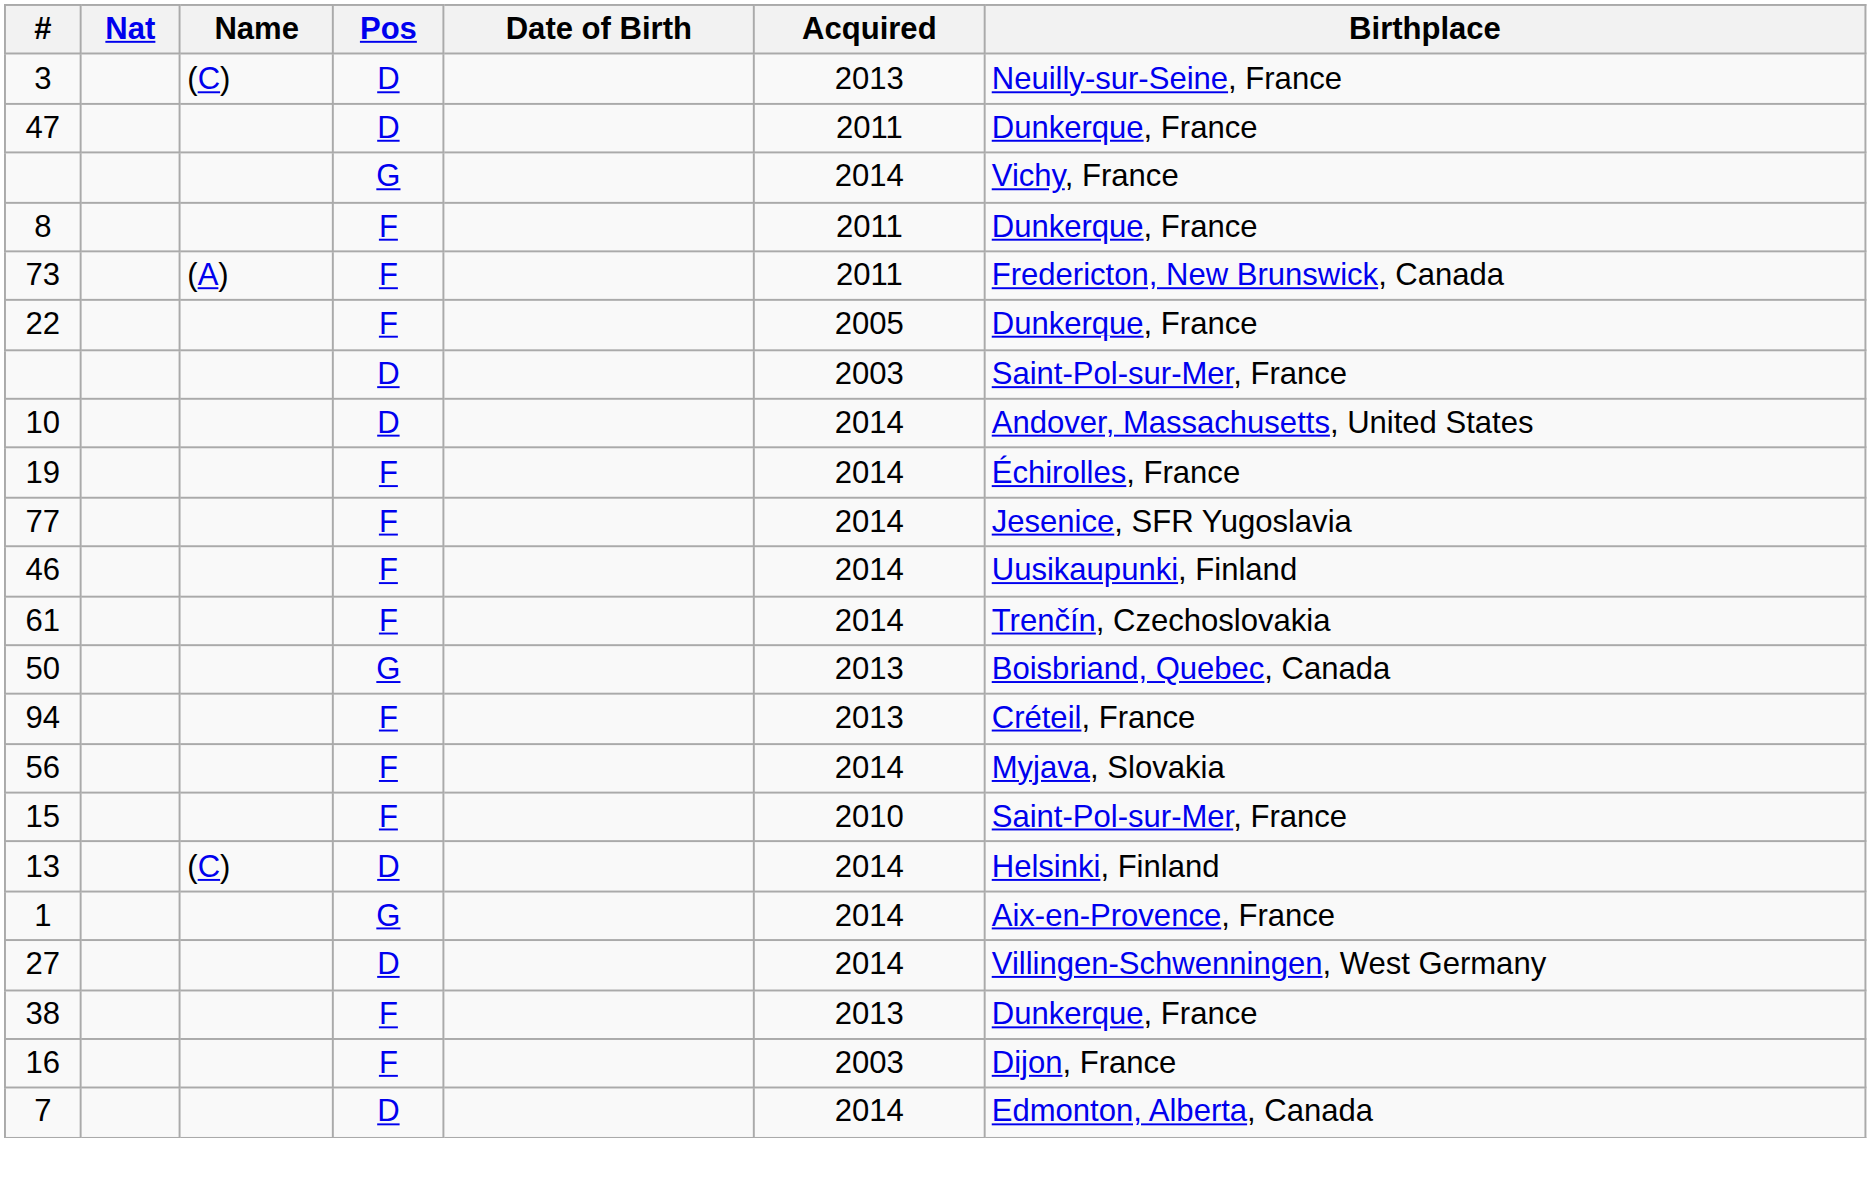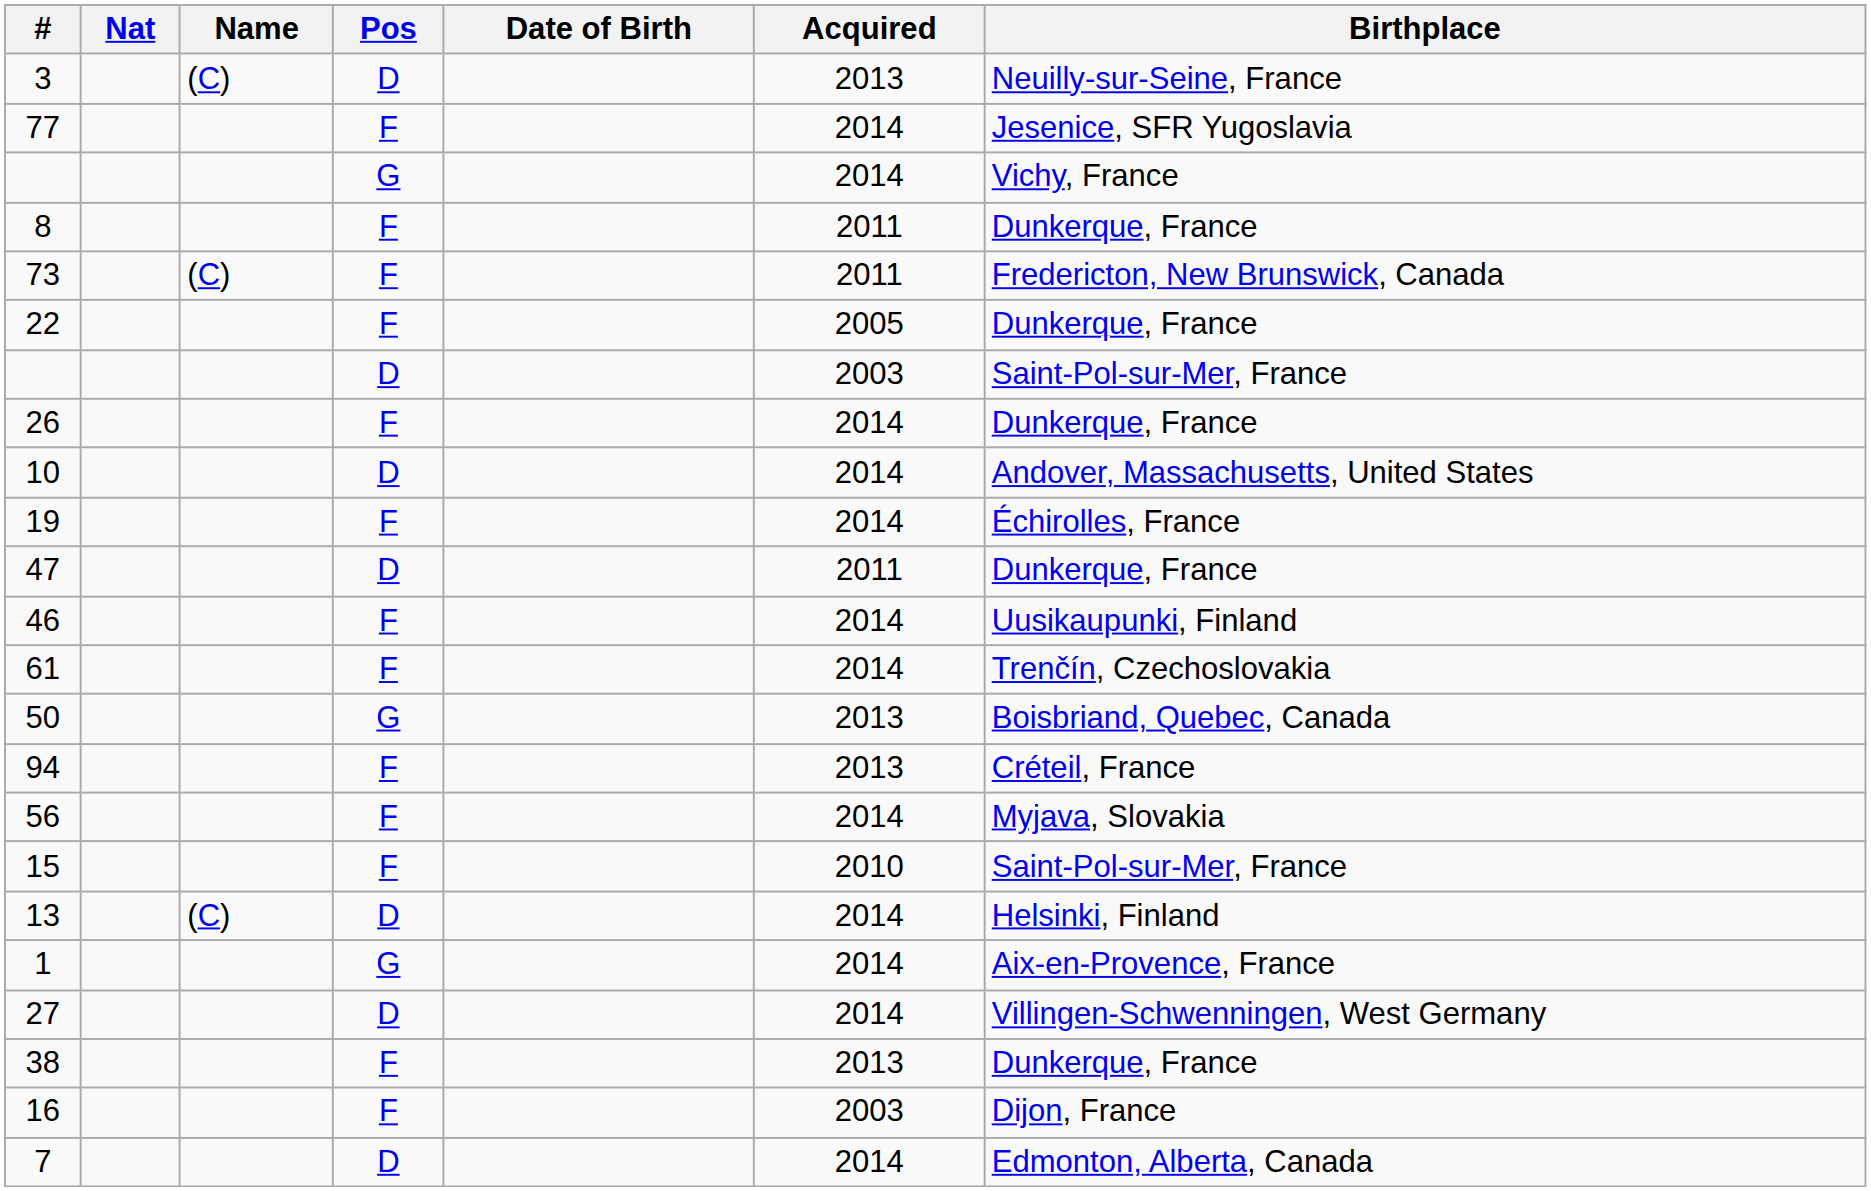rows swapped: (43, 127) <-> (43, 521)
(208, 275) (A) -> (209, 275) (C)
+ row: (43, 422)
